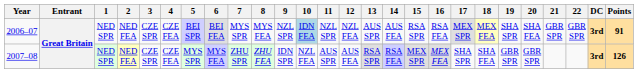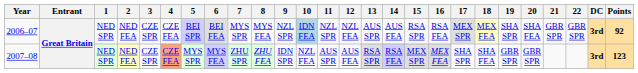(619, 31) 91 -> (619, 31) 92
(171, 56) no background -> (171, 56) lightsalmon background
(619, 56) 126 -> (619, 56) 123
